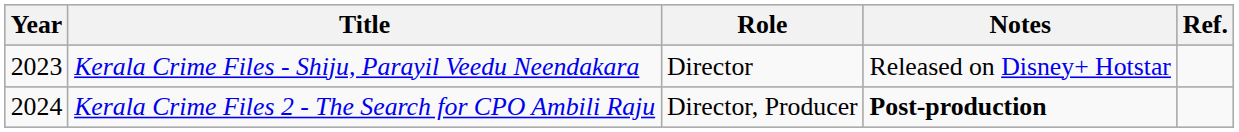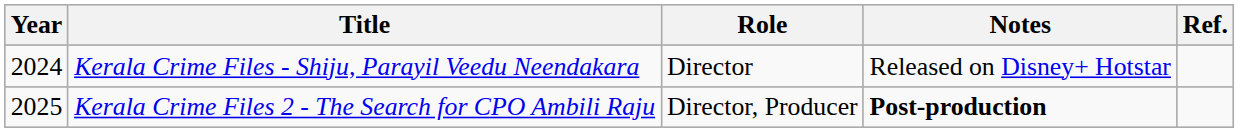(37, 65) 2023 -> (37, 65) 2024
(37, 106) 2024 -> (37, 106) 2025
